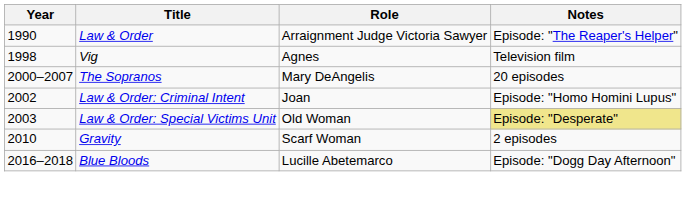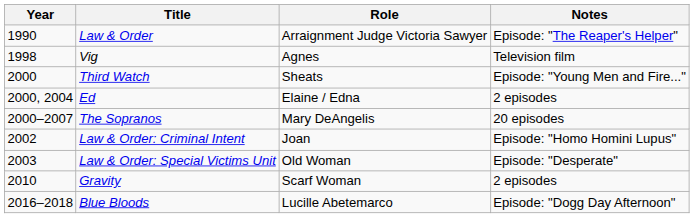+ row: (114, 77)
+ row: (87, 98)
(556, 118) khaki background -> (556, 160) no background
